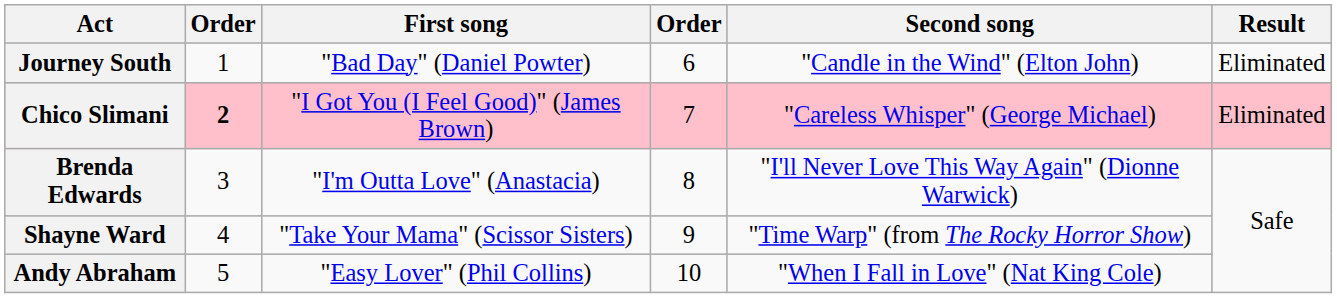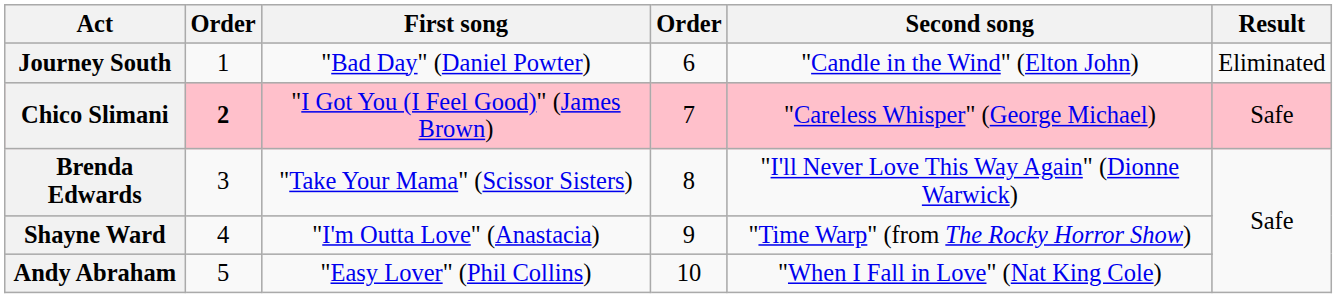(1272, 115) Eliminated -> (1272, 115) Safe
(456, 181) "I'm Outta Love" (Anastacia) -> (456, 181) "Take Your Mama" (Scissor Sisters)
(456, 234) "Take Your Mama" (Scissor Sisters) -> (456, 234) "I'm Outta Love" (Anastacia)
